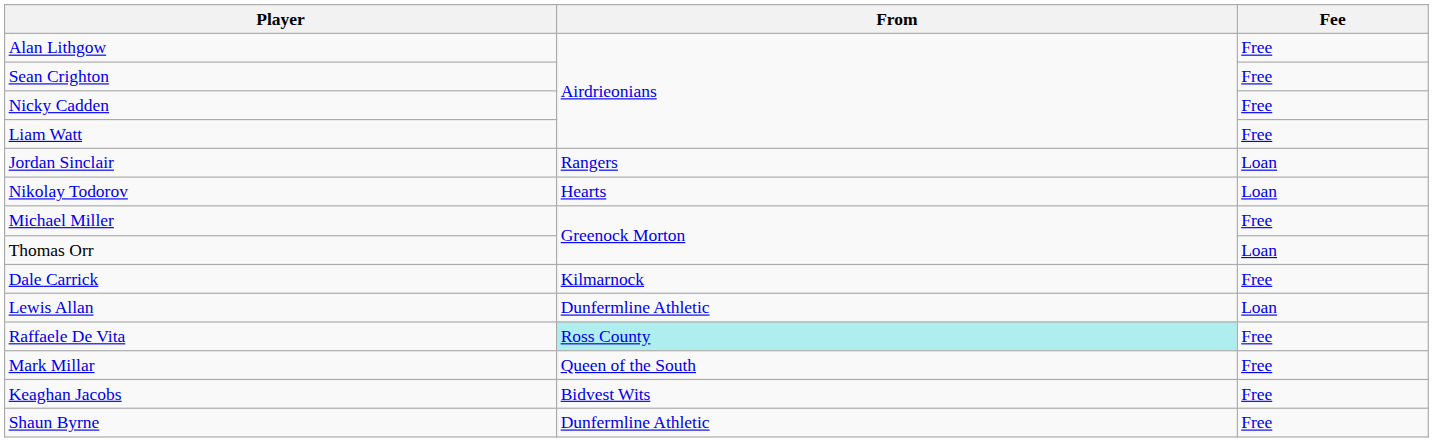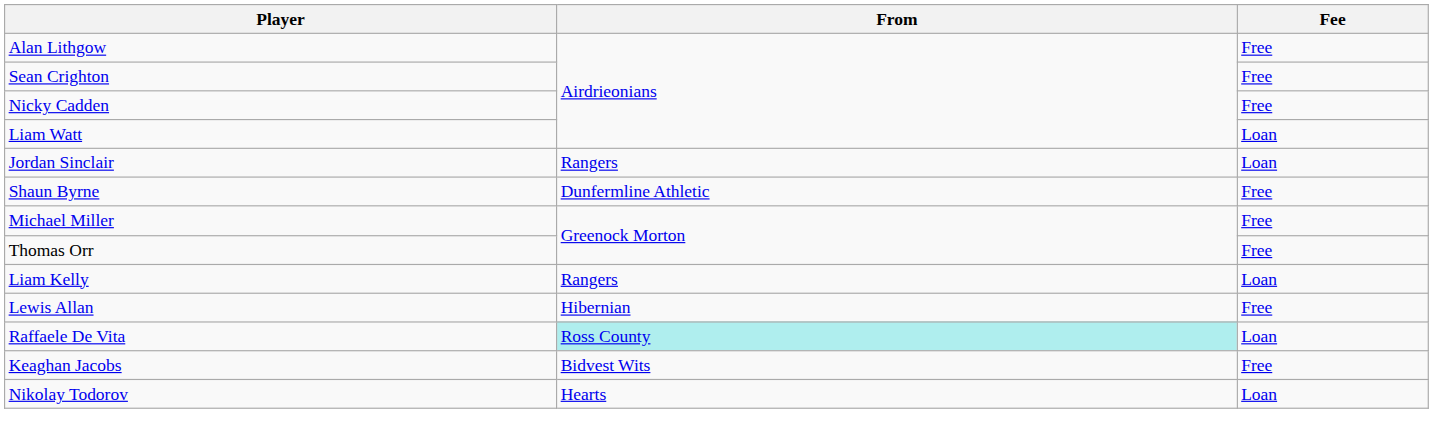(1257, 134) Free -> (1259, 134) Loan
rows swapped: (54, 422) <-> (68, 192)
(1259, 249) Loan -> (1257, 249) Free
- row: (53, 278)
+ row: (49, 278)
(635, 307) Dunfermline Athletic -> (596, 307) Hibernian
(1259, 307) Loan -> (1257, 307) Free
(1257, 336) Free -> (1259, 336) Loan
- row: (52, 364)
